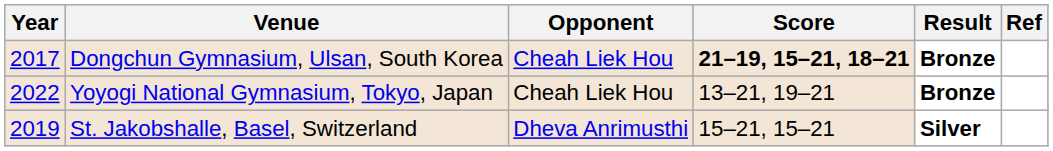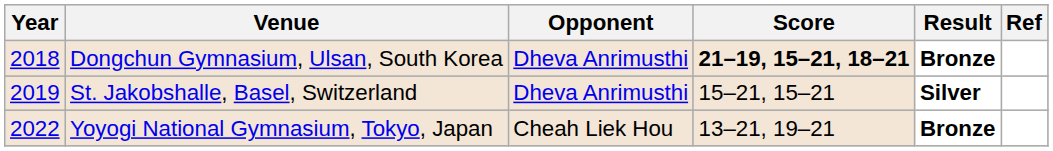(35, 58) 2017 -> (35, 58) 2018
(593, 58) Cheah Liek Hou -> (601, 58) Dheva Anrimusthi
rows swapped: (244, 129) <-> (282, 93)
